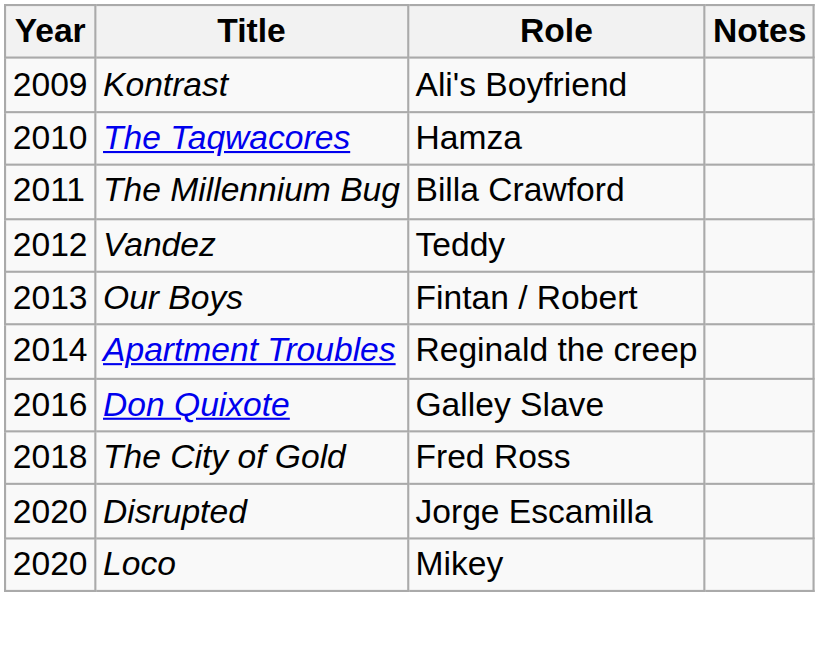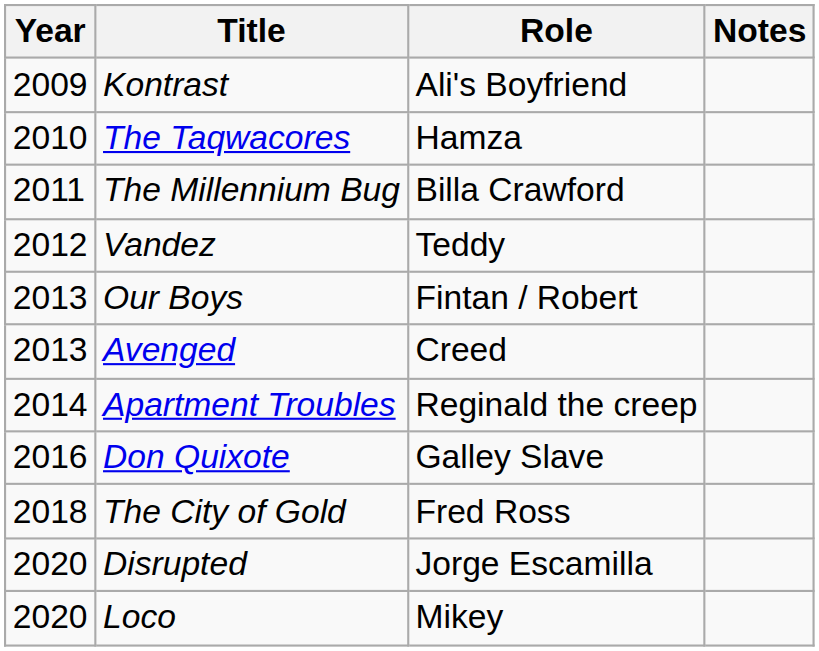+ row: (169, 350)
